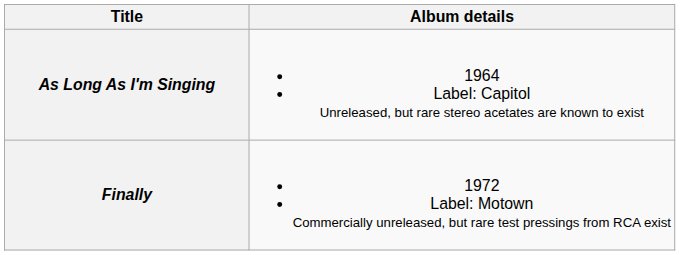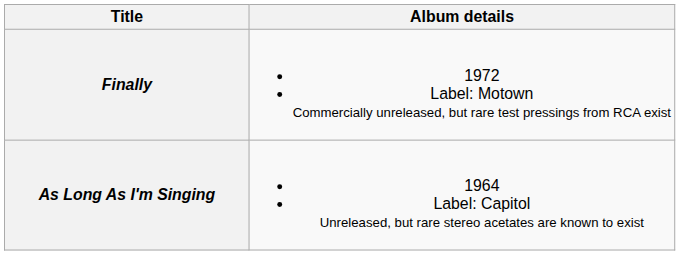rows swapped: (127, 84) <-> (127, 195)
